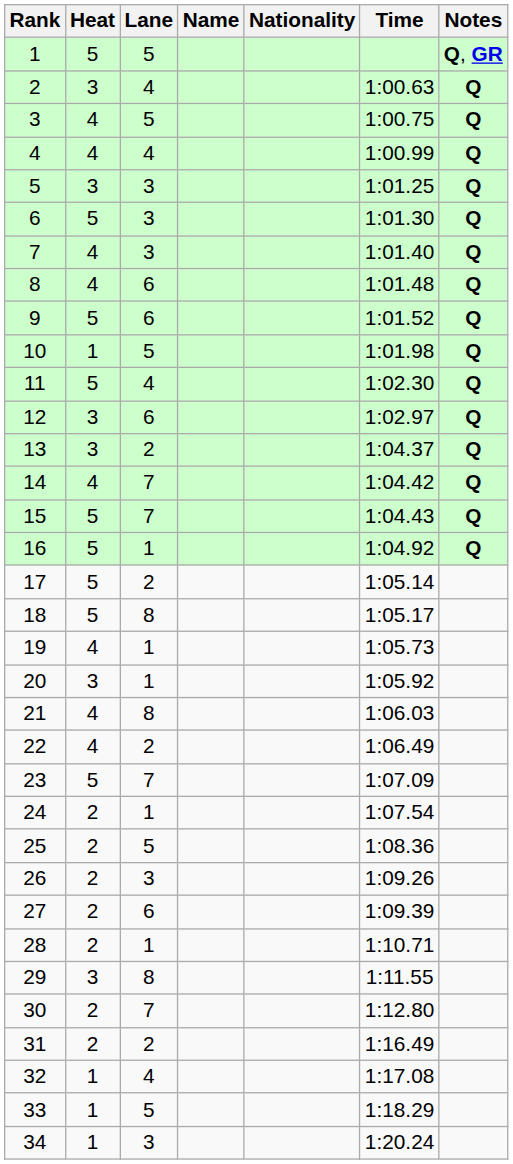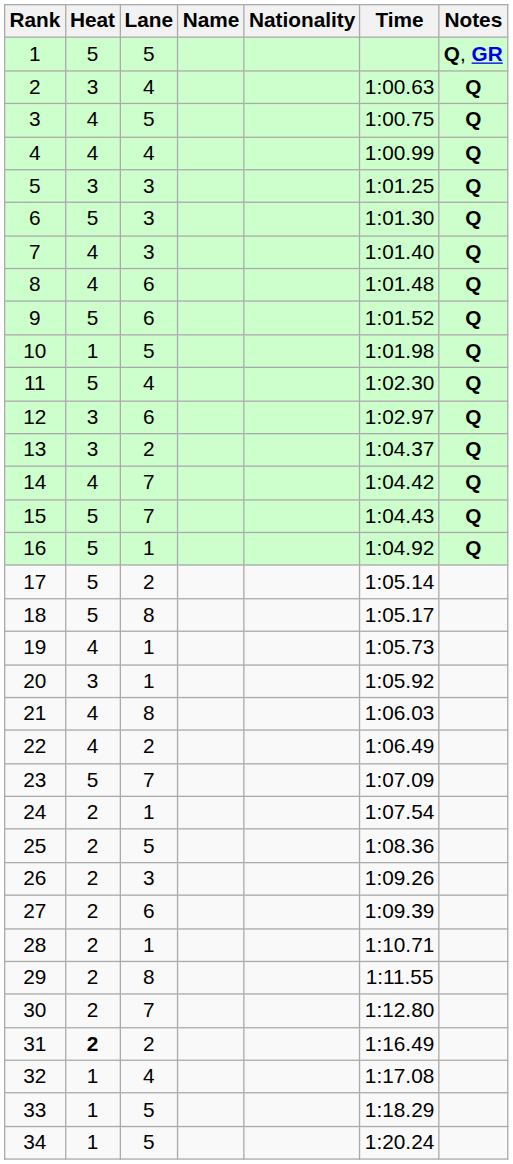(92, 977) 3 -> (92, 977) 2
(92, 1043) normal -> (92, 1043) bold
(149, 1142) 3 -> (149, 1142) 5
